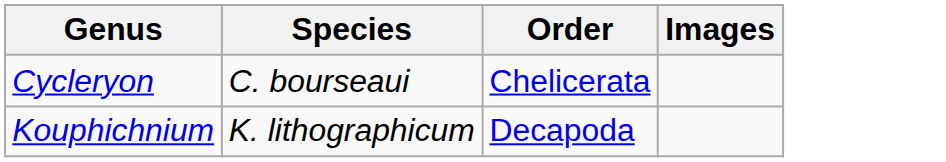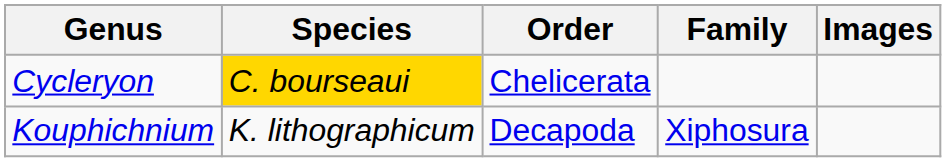+ column: (737, 29)
(319, 80) no background -> (319, 80) gold background
